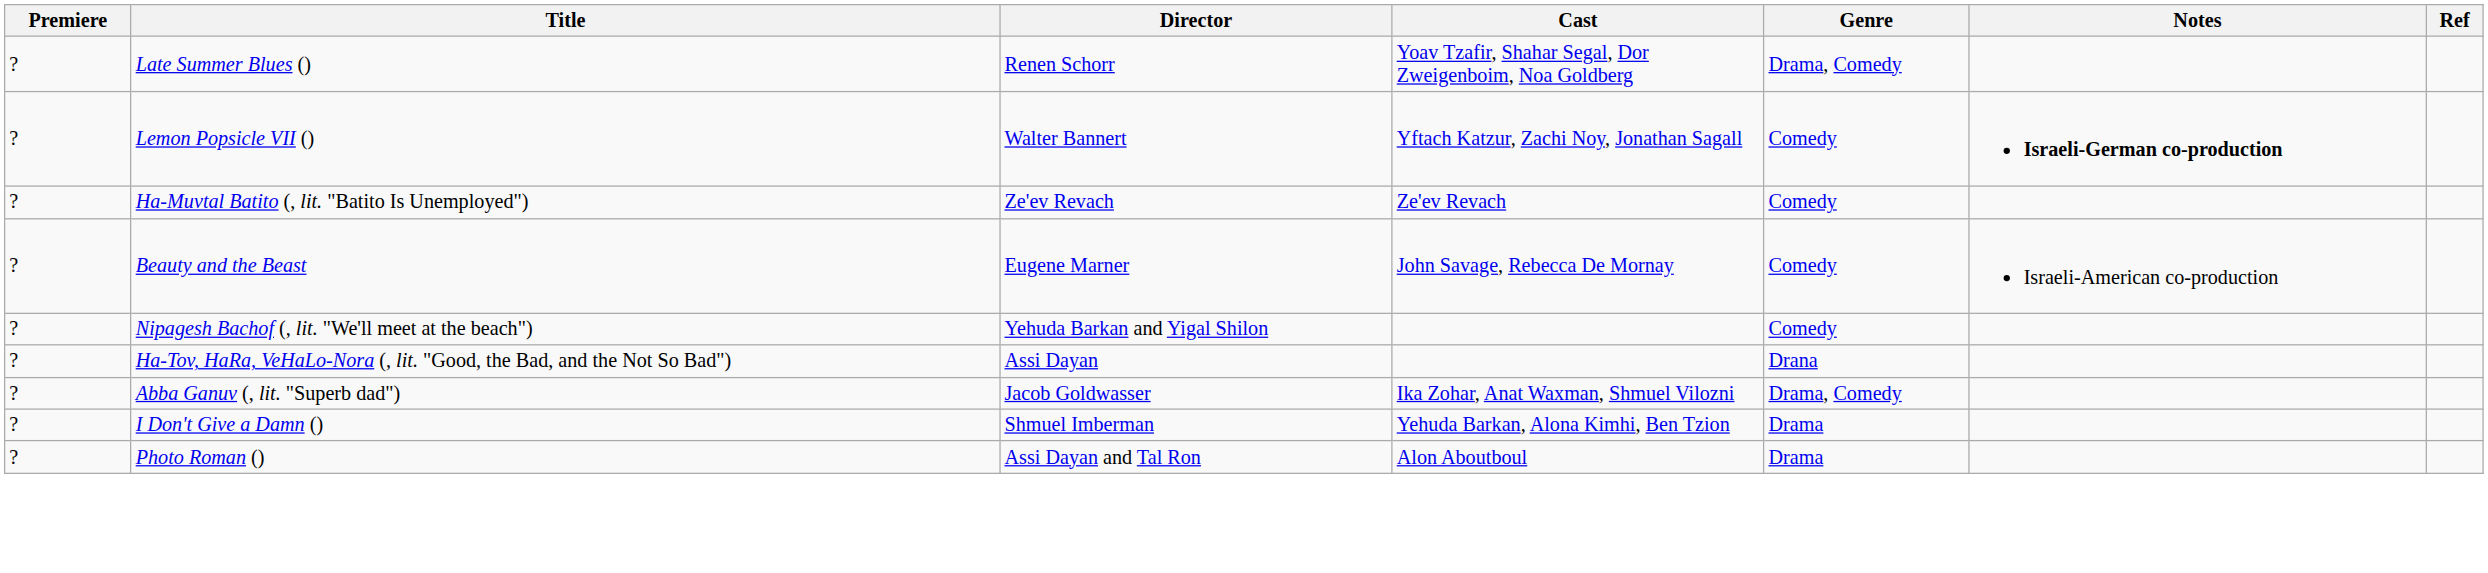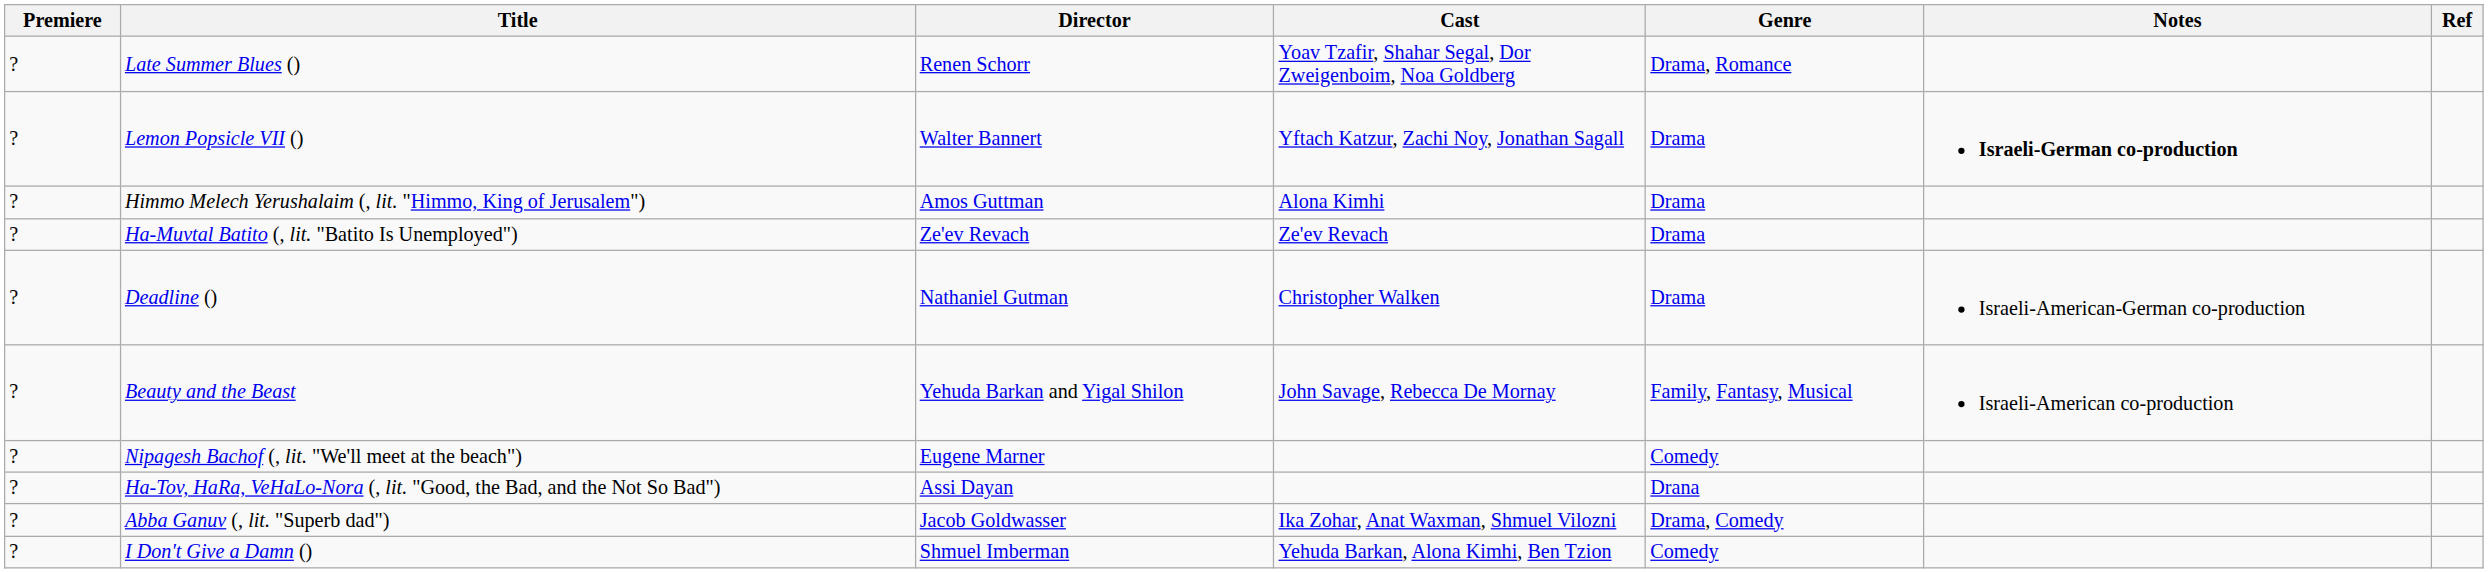(1835, 63) Drama, Comedy -> (1721, 63) Drama, Romance
(1803, 138) Comedy -> (1678, 138) Drama
+ row: (385, 202)
(1803, 202) Comedy -> (1678, 234) Drama
+ row: (171, 297)
(1067, 265) Eugene Marner -> (1052, 392) Yehuda Barkan and Yigal Shilon
(1803, 265) Comedy -> (1751, 392) Family, Fantasy, Musical
(1136, 329) Yehuda Barkan and Yigal Shilon -> (982, 455) Eugene Marner
(1796, 424) Drama -> (1684, 551) Comedy
- row: (200, 456)
